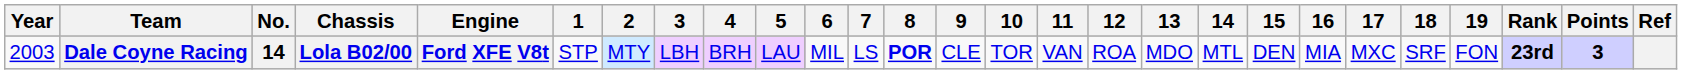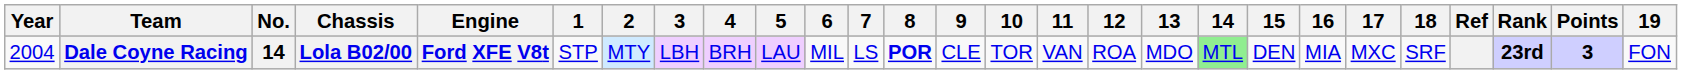columns swapped: (1477, 20) <-> (1655, 20)
(32, 52) 2003 -> (32, 52) 2004
(1223, 52) no background -> (1223, 52) lightgreen background
